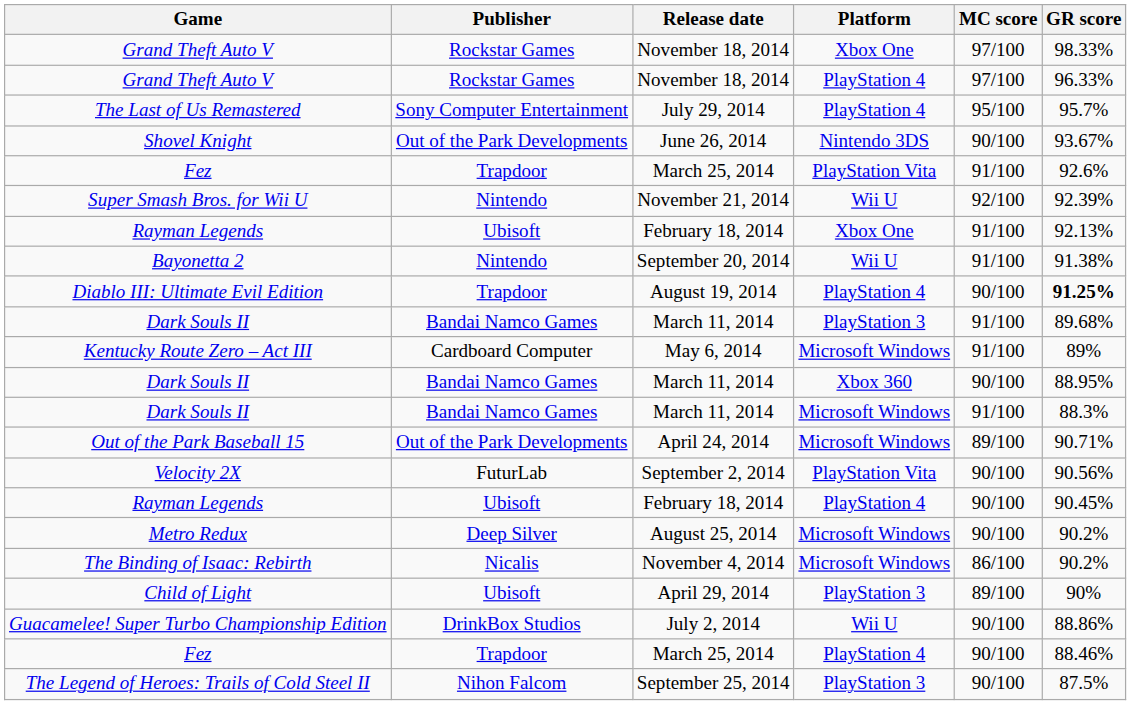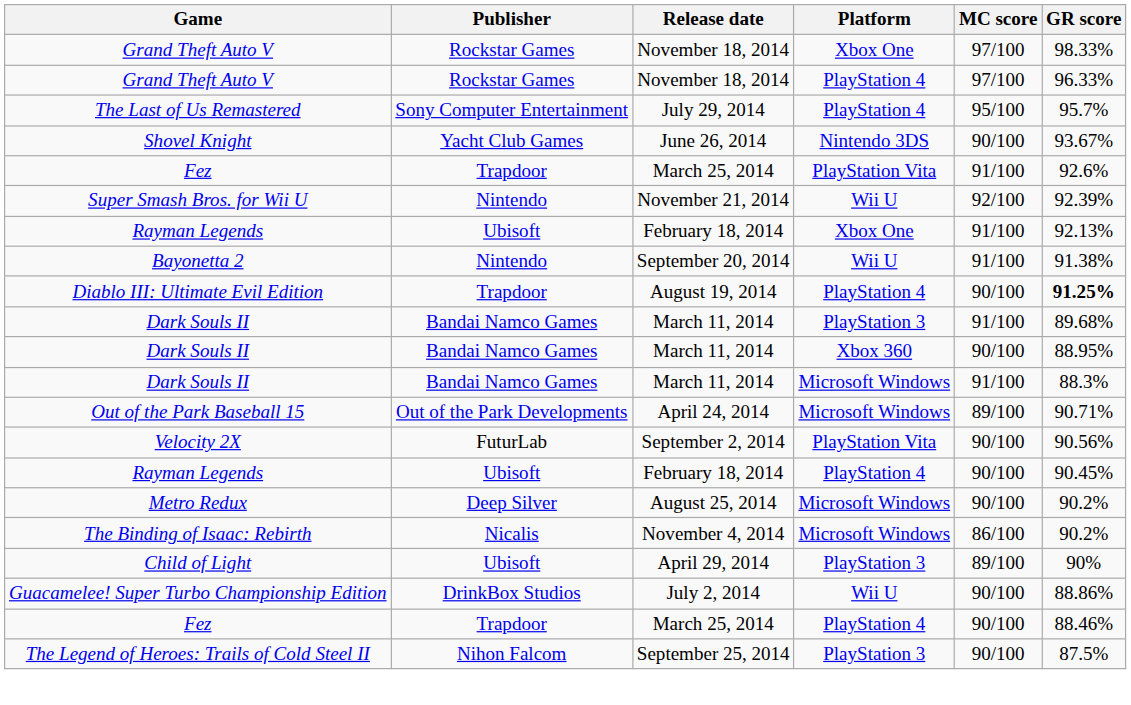(512, 140) Out of the Park Developments -> (512, 140) Yacht Club Games
- row: (198, 351)
